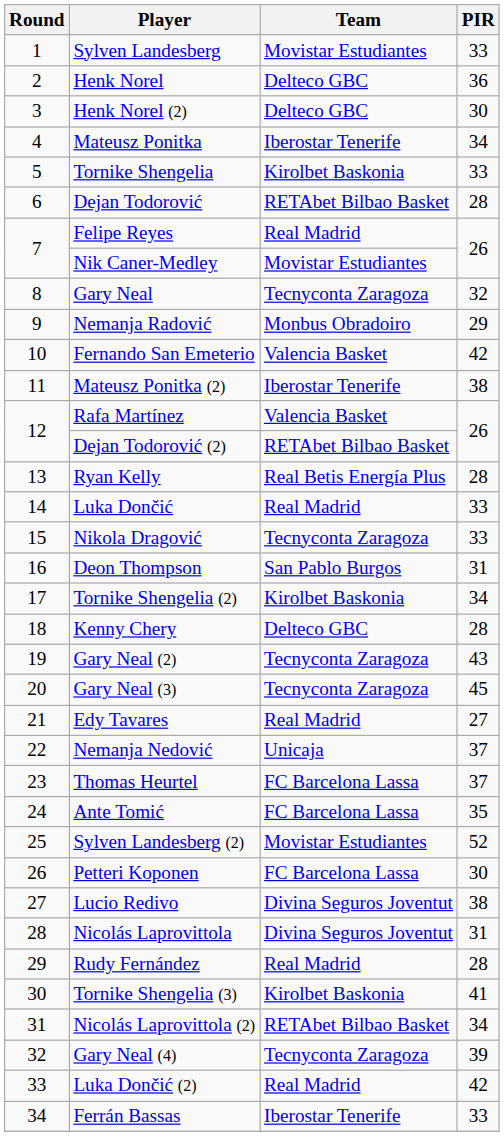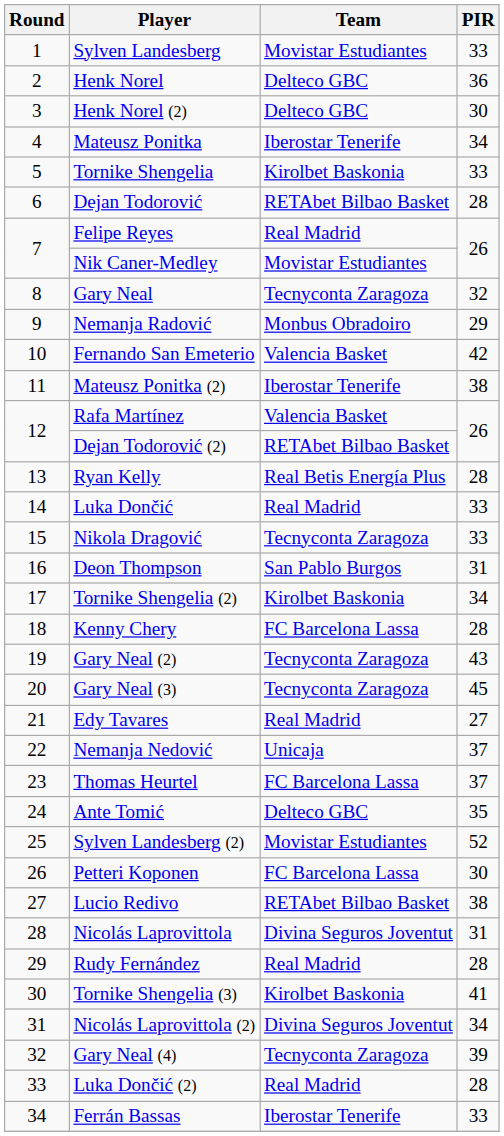(316, 628) Delteco GBC -> (341, 628) FC Barcelona Lassa
(341, 811) FC Barcelona Lassa -> (316, 811) Delteco GBC
(358, 902) Divina Seguros Joventut -> (357, 902) RETAbet Bilbao Basket
(357, 1024) RETAbet Bilbao Basket -> (358, 1024) Divina Seguros Joventut
(478, 1085) 42 -> (478, 1085) 28
